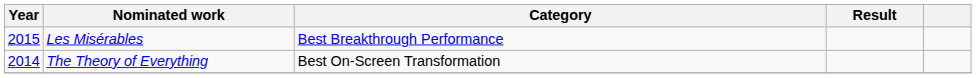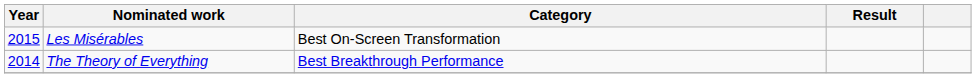(401, 38) Best Breakthrough Performance -> (399, 38) Best On-Screen Transformation
(399, 61) Best On-Screen Transformation -> (401, 61) Best Breakthrough Performance
